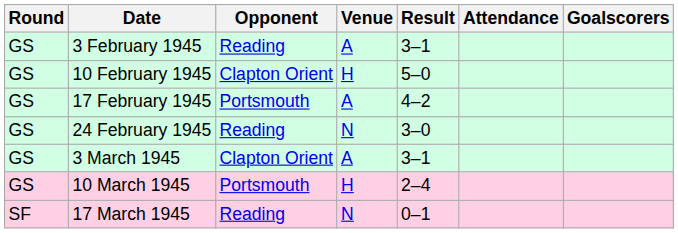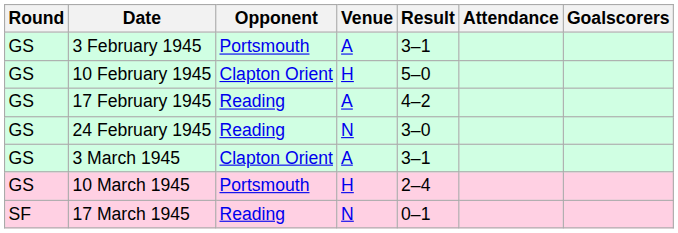(252, 46) Reading -> (264, 46) Portsmouth
(264, 102) Portsmouth -> (252, 102) Reading
